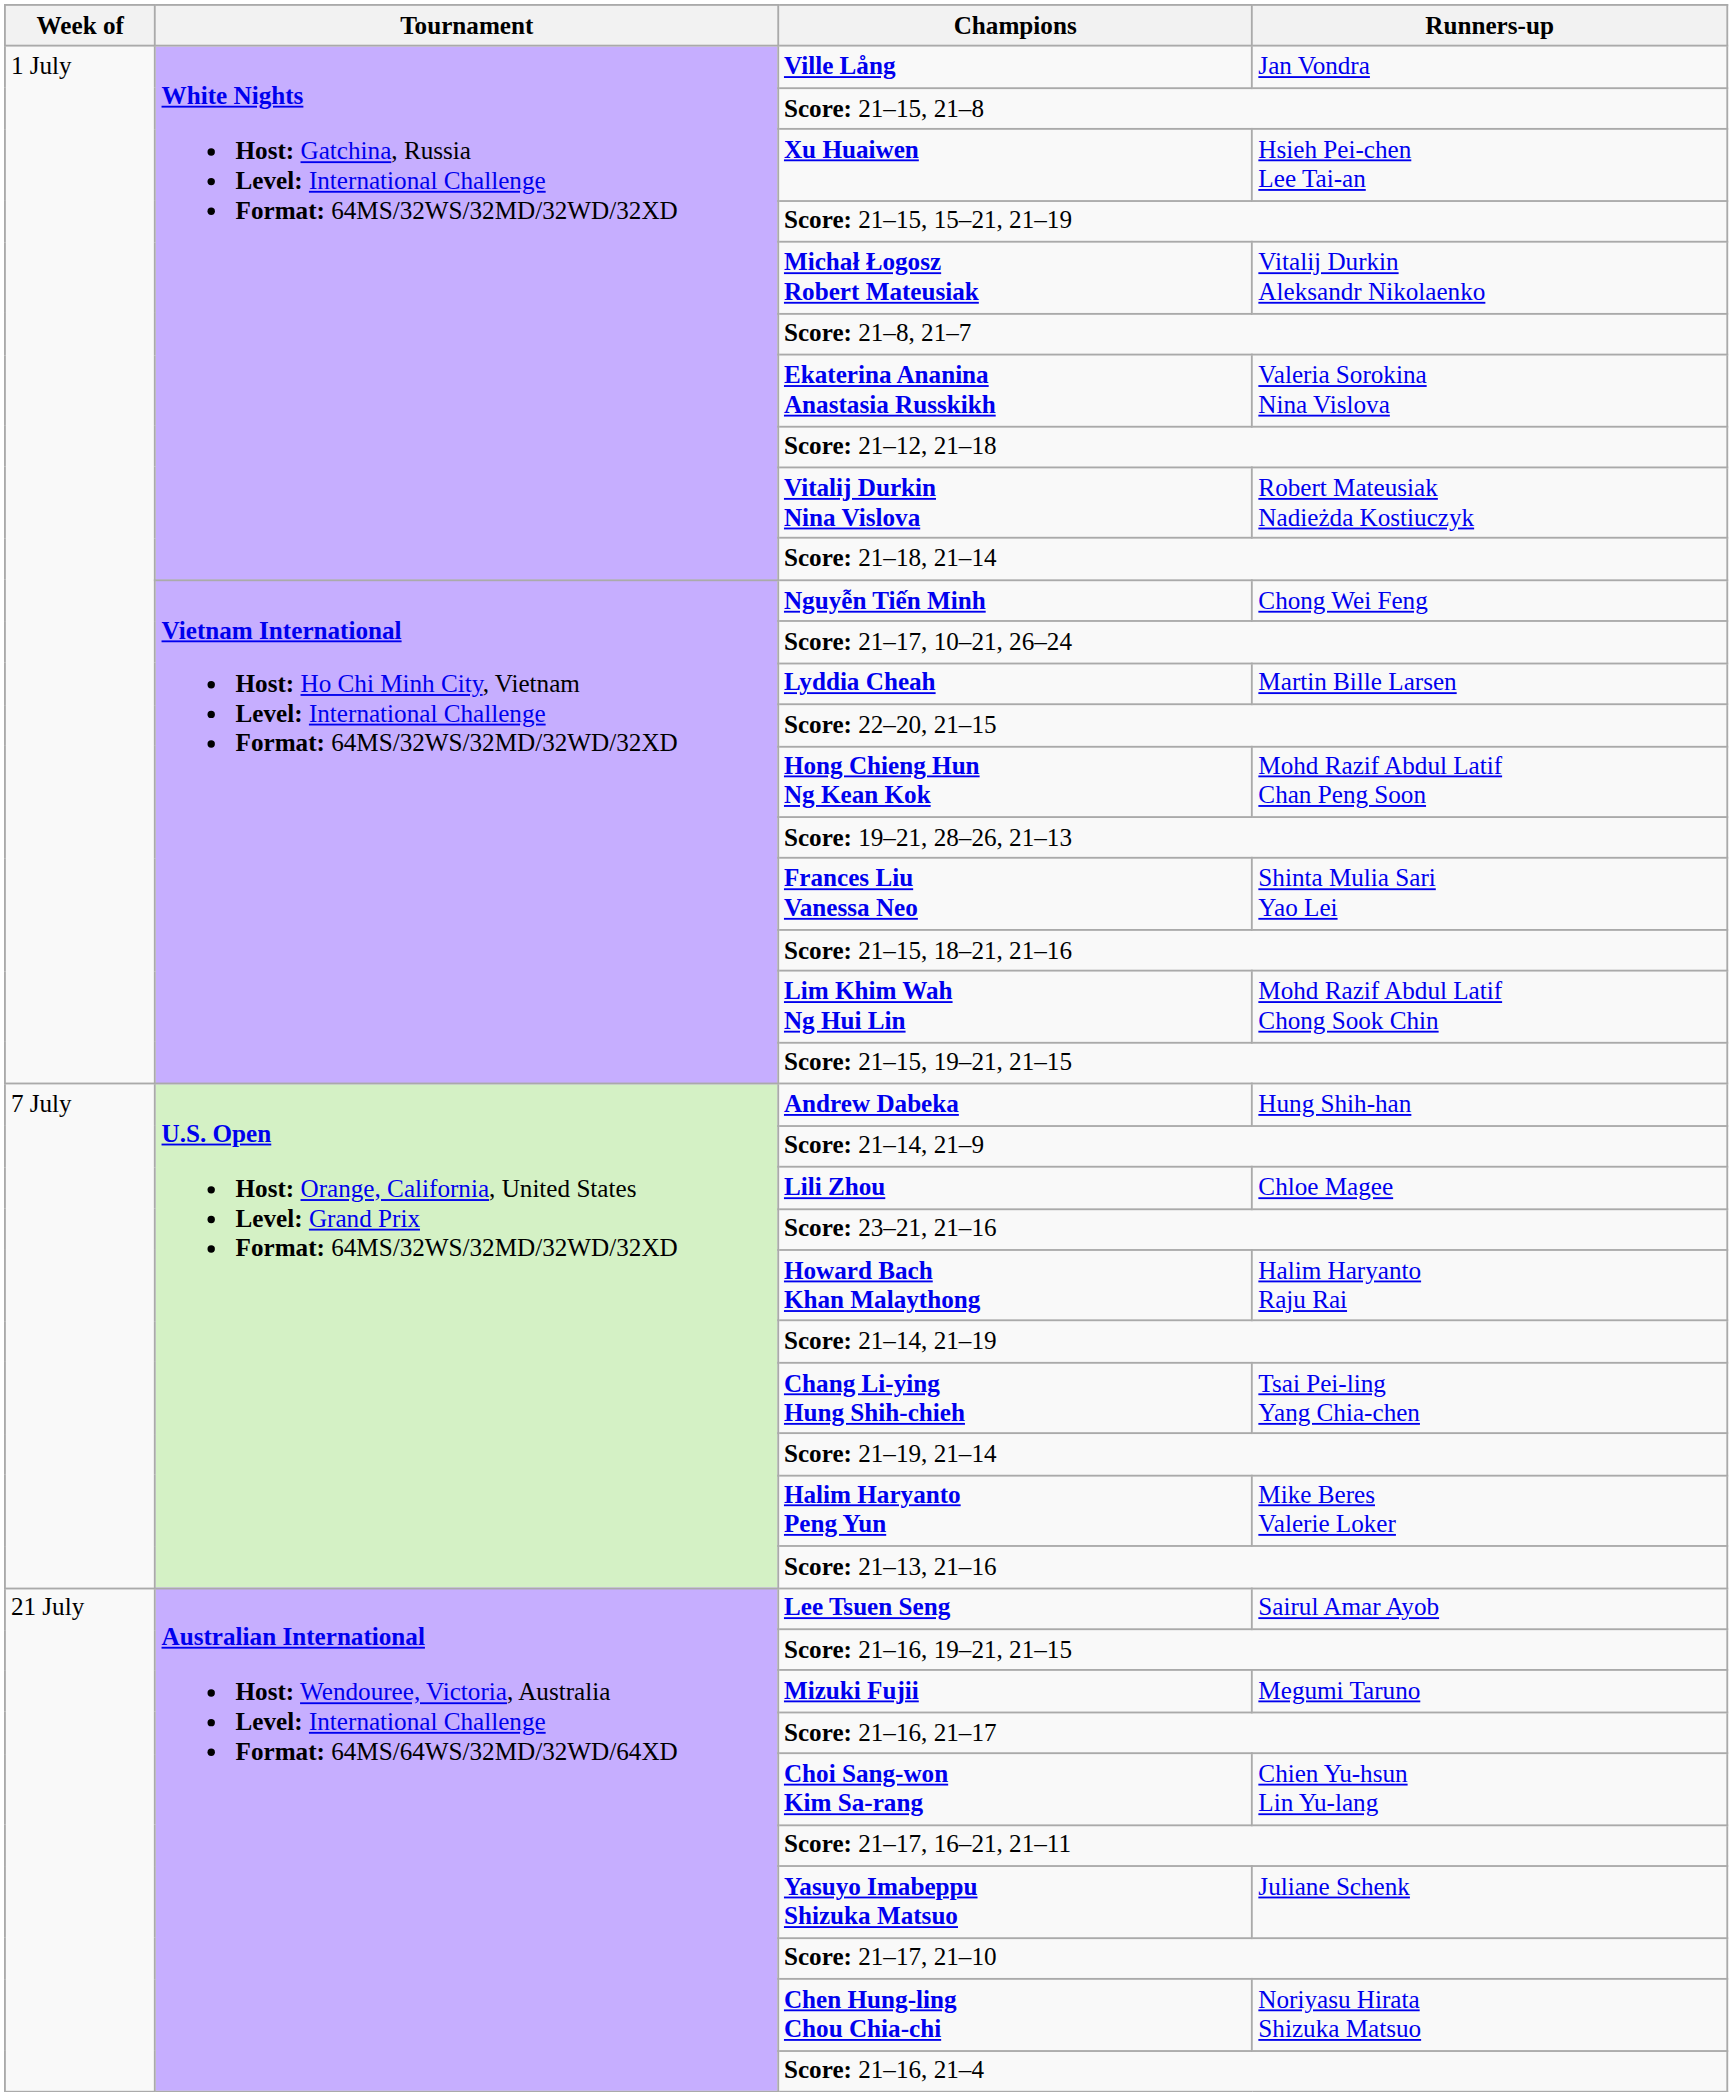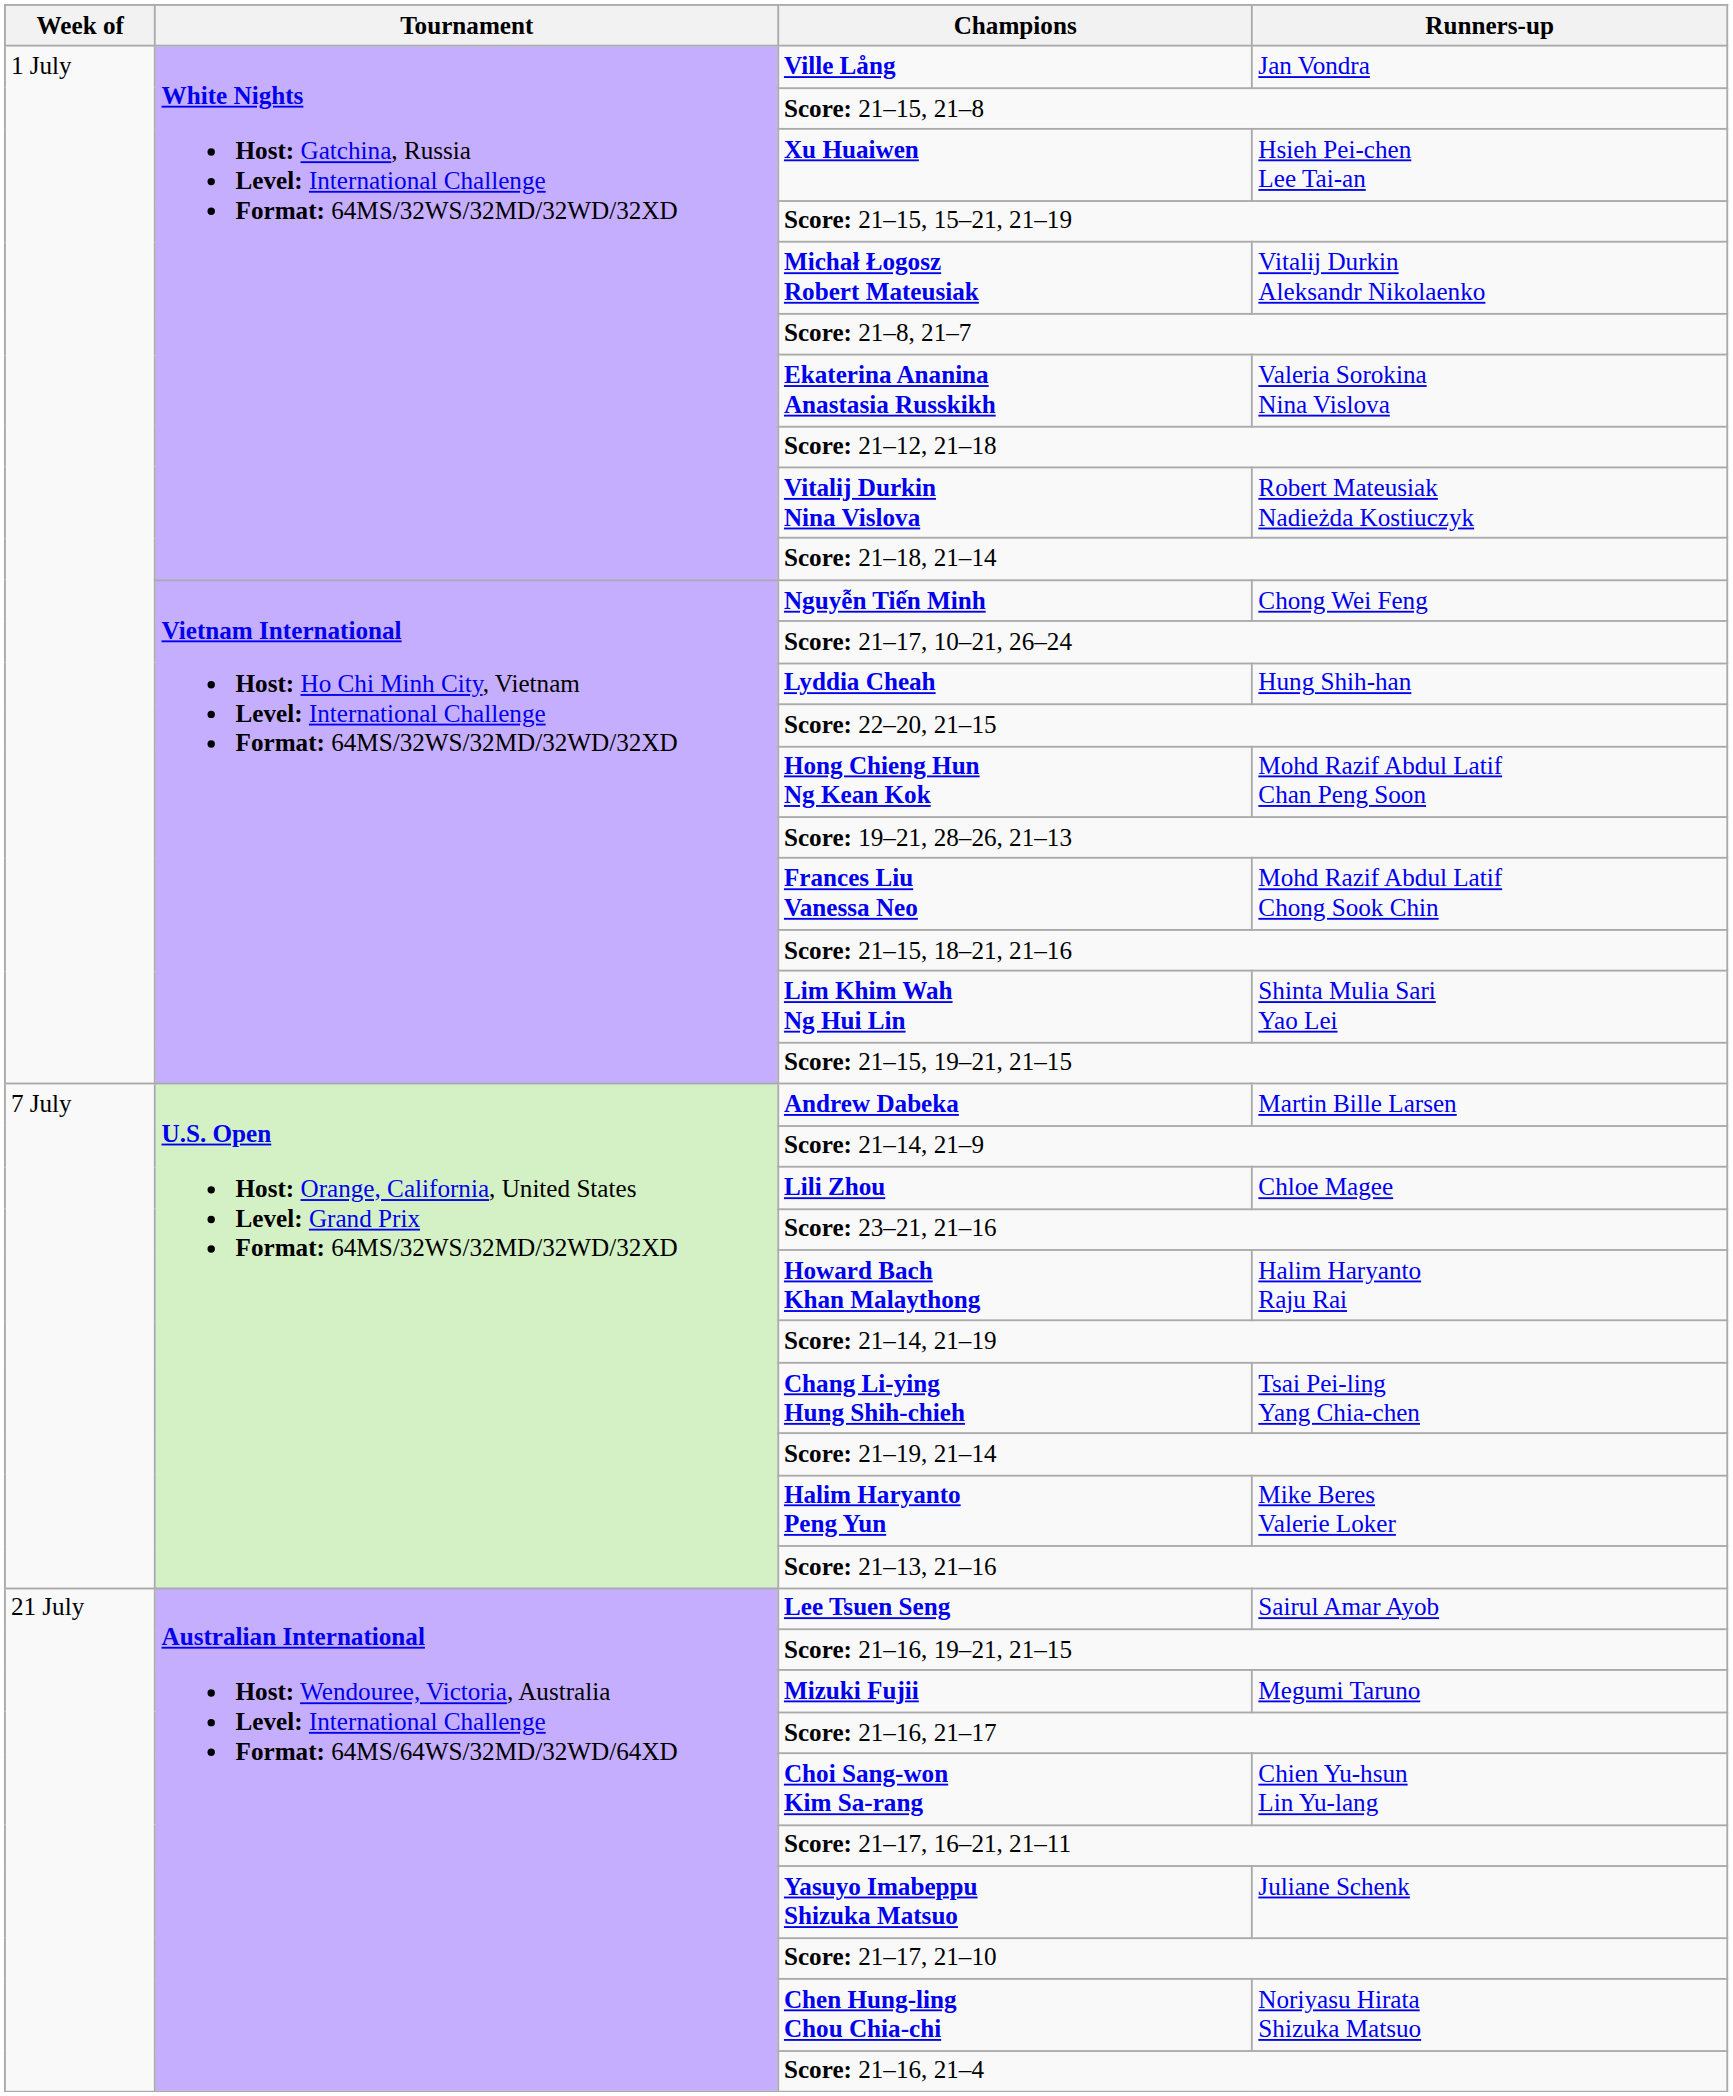(1358, 682) Martin Bille Larsen -> (1335, 682) Hung Shih-han
(1347, 893) Shinta Mulia Sari Yao Lei -> (1380, 893) Mohd Razif Abdul Latif Chong Sook Chin
(1380, 1005) Mohd Razif Abdul Latif Chong Sook Chin -> (1347, 1005) Shinta Mulia Sari Yao Lei
(1335, 1103) Hung Shih-han -> (1358, 1103) Martin Bille Larsen
